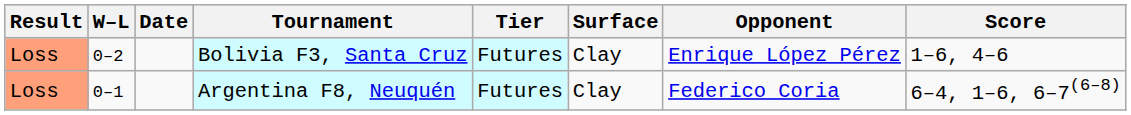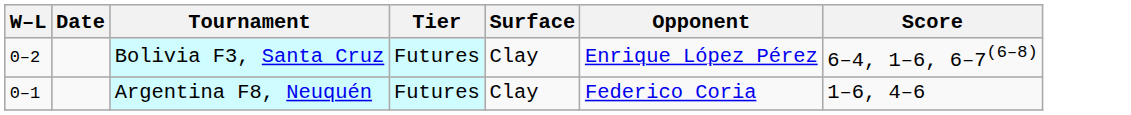- column: (46, 21)
(960, 55) 1–6, 4–6 -> (932, 57) 6–4, 1–6, 6–7(6–8)
(1016, 91) 6–4, 1–6, 6–7(6–8) -> (876, 93) 1–6, 4–6
